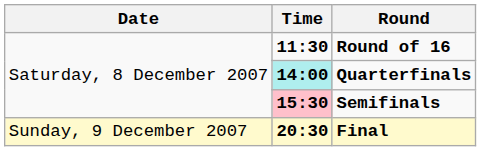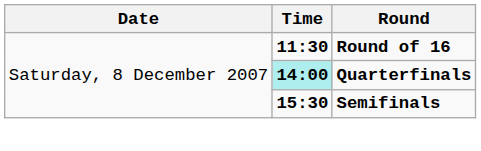(302, 103) pink background -> (302, 103) no background
- row: (362, 131)
